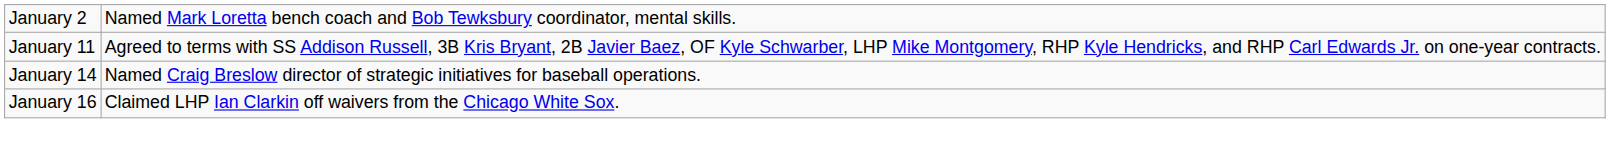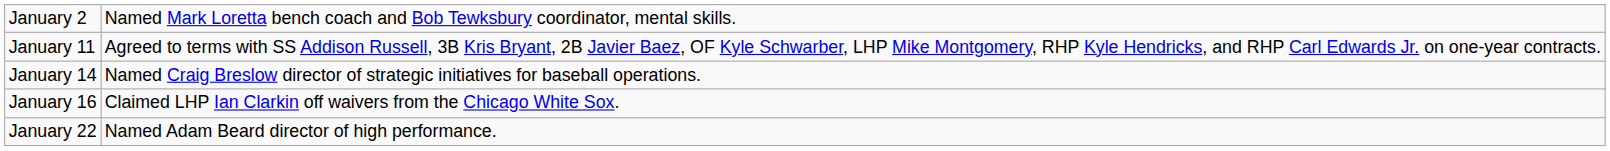+ row: (53, 131)
